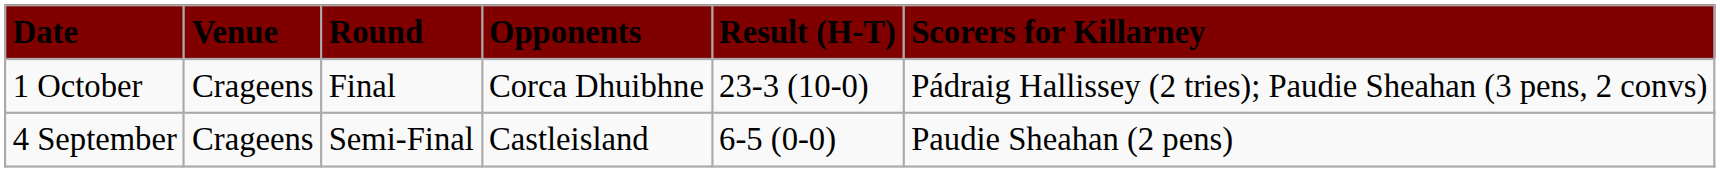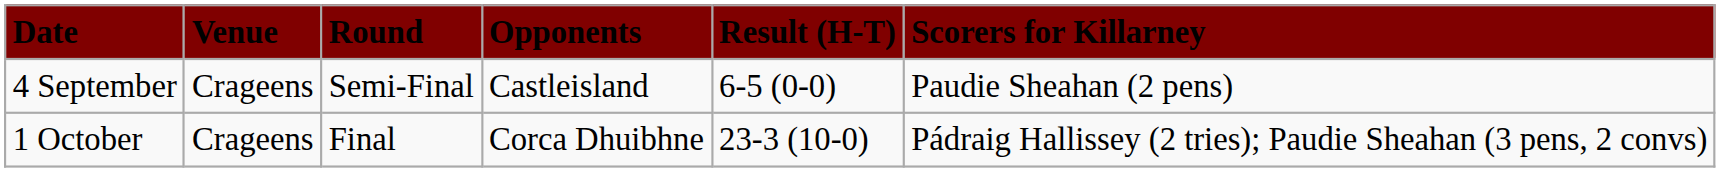rows swapped: (95, 138) <-> (78, 84)
